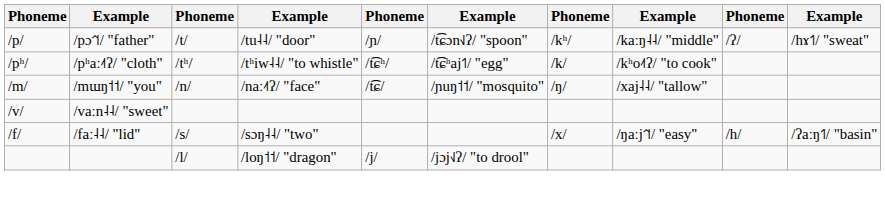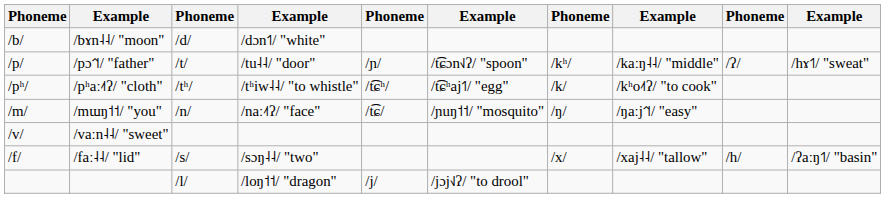+ row: (119, 39)
(662, 87) /xaj˨˨/ "tallow" -> (657, 110) /ŋaːj˦˥˦/ "easy"
(657, 134) /ŋaːj˦˥˦/ "easy" -> (662, 157) /xaj˨˨/ "tallow"
